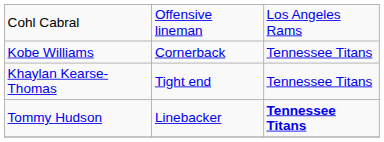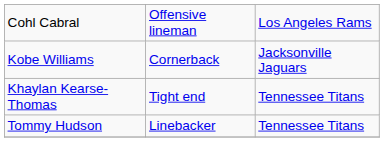(319, 52) Tennessee Titans -> (295, 59) Jacksonville Jaguars
(301, 118) bold -> (311, 125) normal
